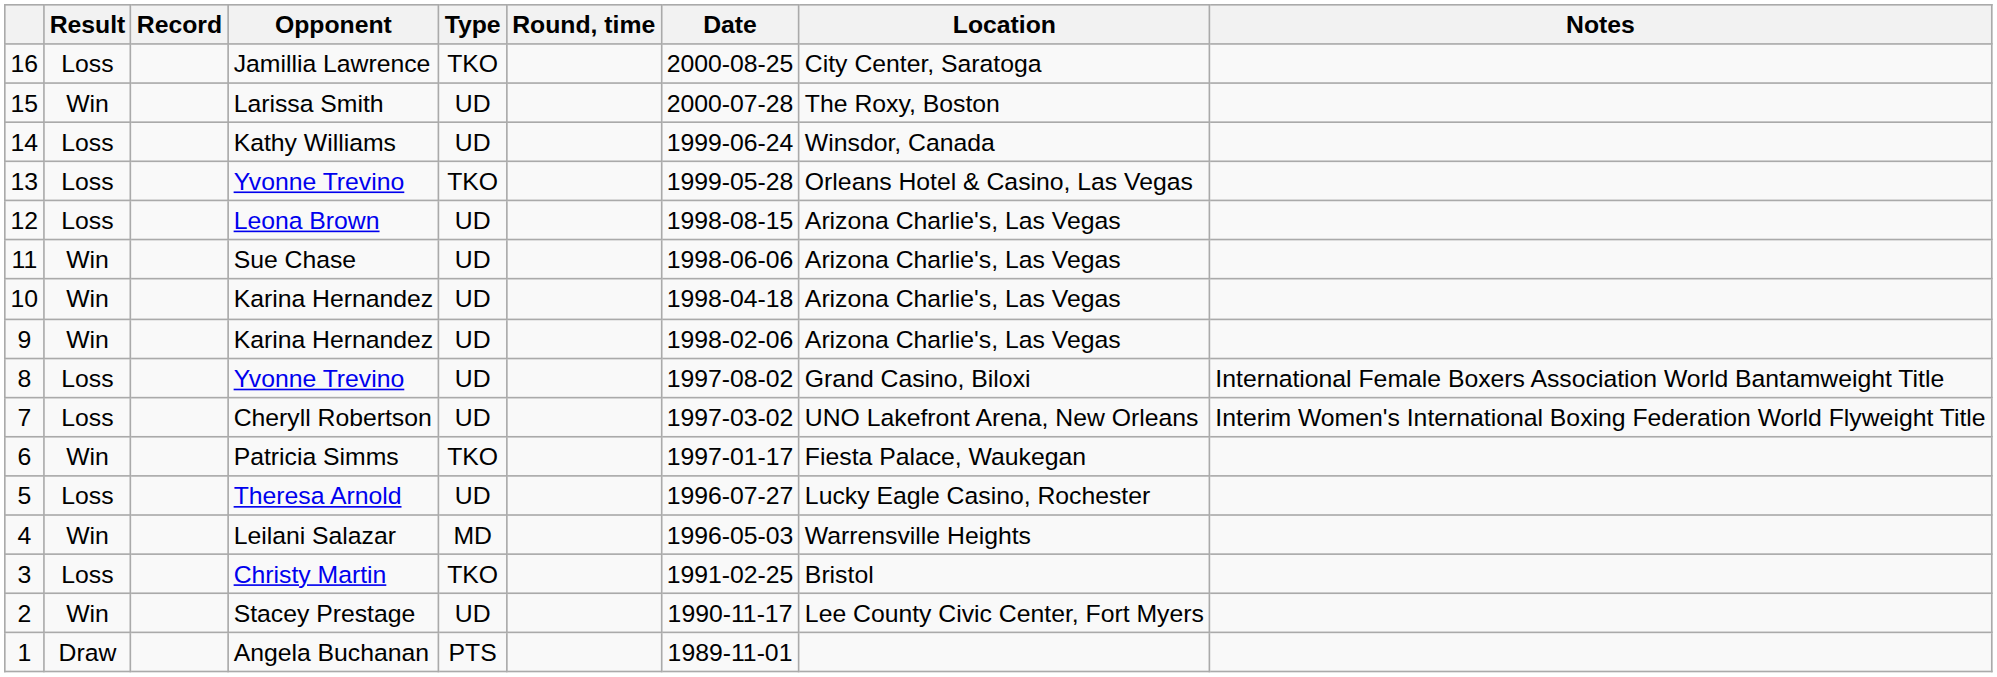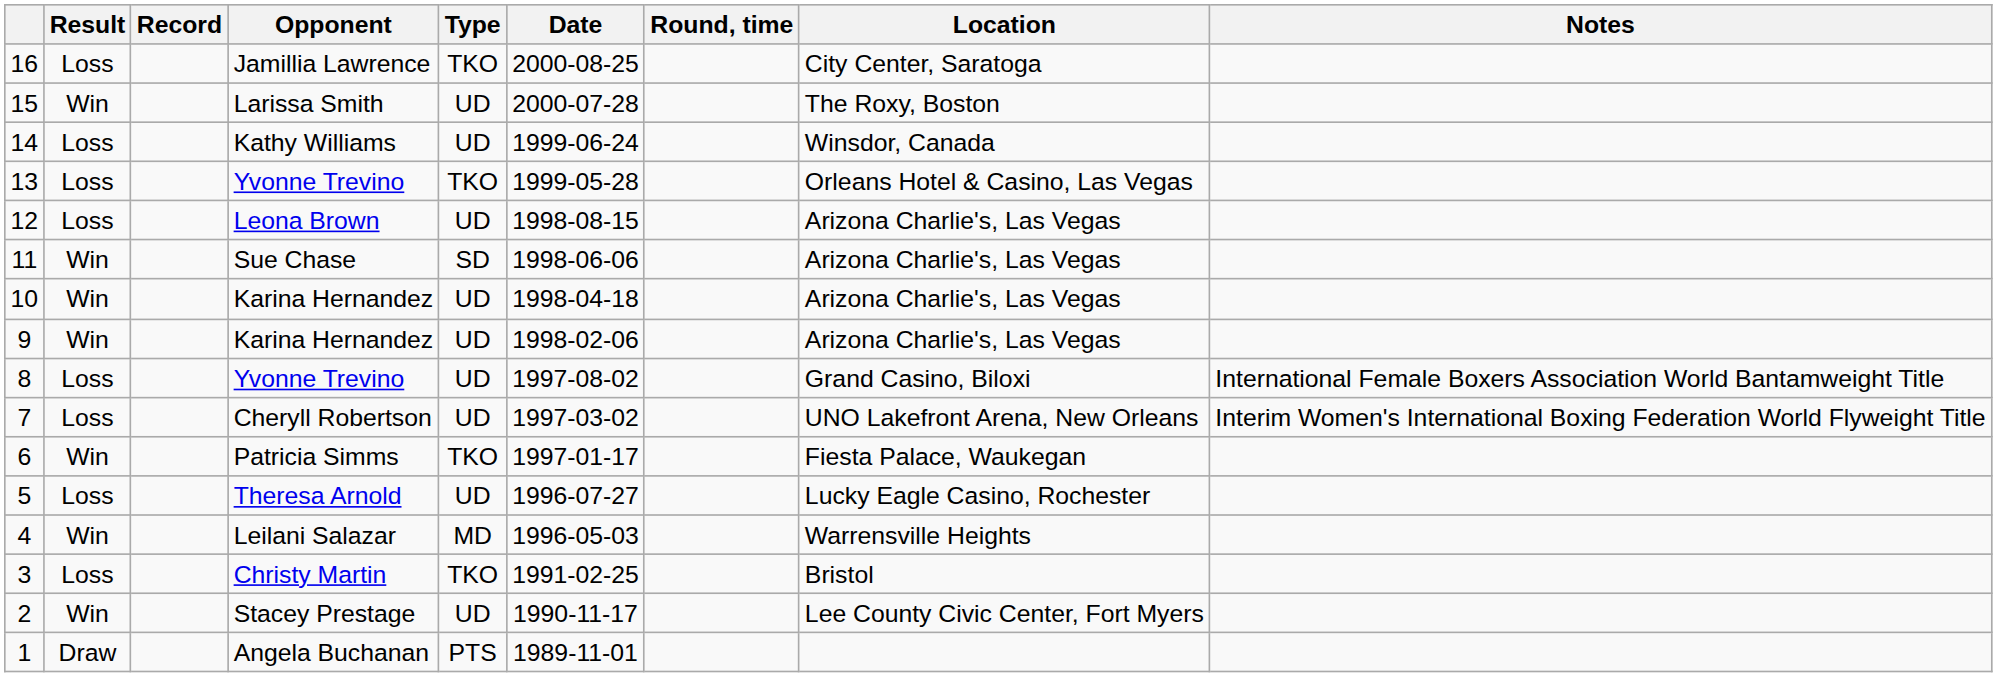columns swapped: (584, 25) <-> (730, 25)
(473, 260) UD -> (473, 260) SD
